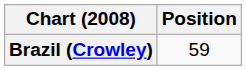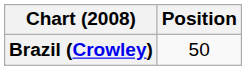(199, 49) 59 -> (199, 49) 50
